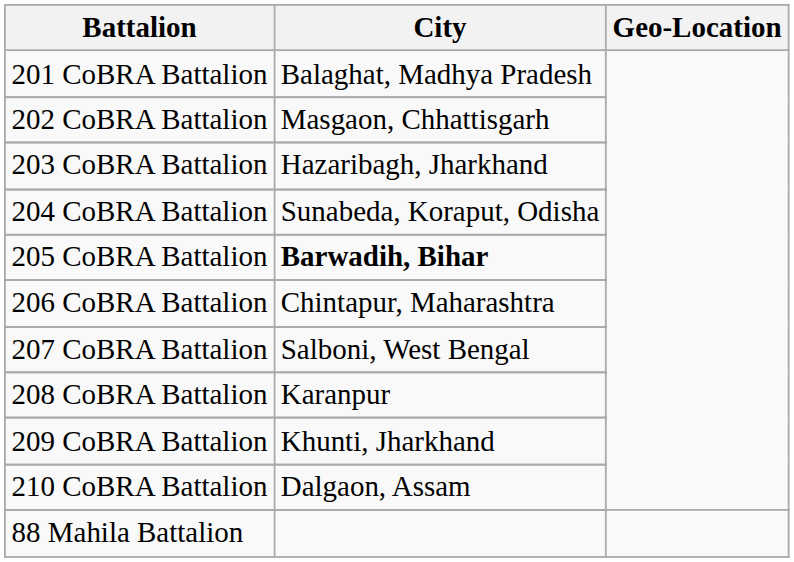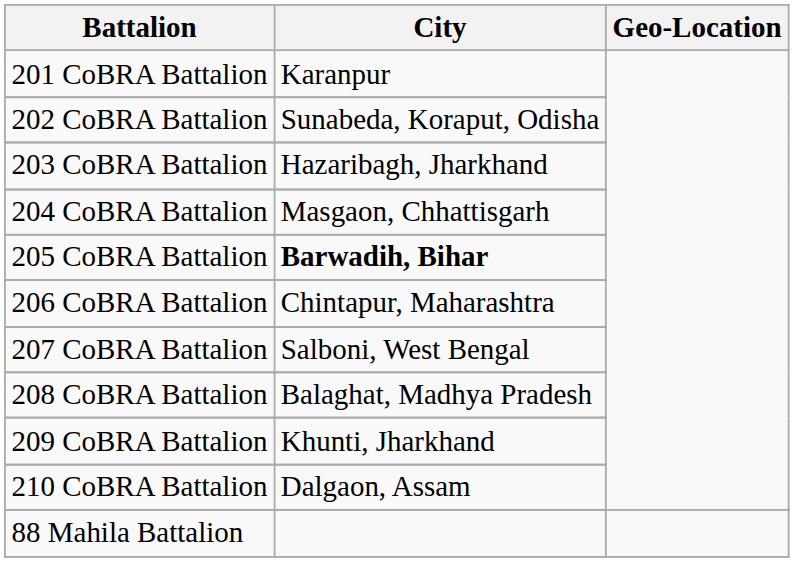(436, 73) Balaghat, Madhya Pradesh -> (335, 73) Karanpur
(415, 119) Masgaon, Chhattisgarh -> (440, 119) Sunabeda, Koraput, Odisha
(440, 211) Sunabeda, Koraput, Odisha -> (415, 211) Masgaon, Chhattisgarh
(335, 394) Karanpur -> (436, 394) Balaghat, Madhya Pradesh
